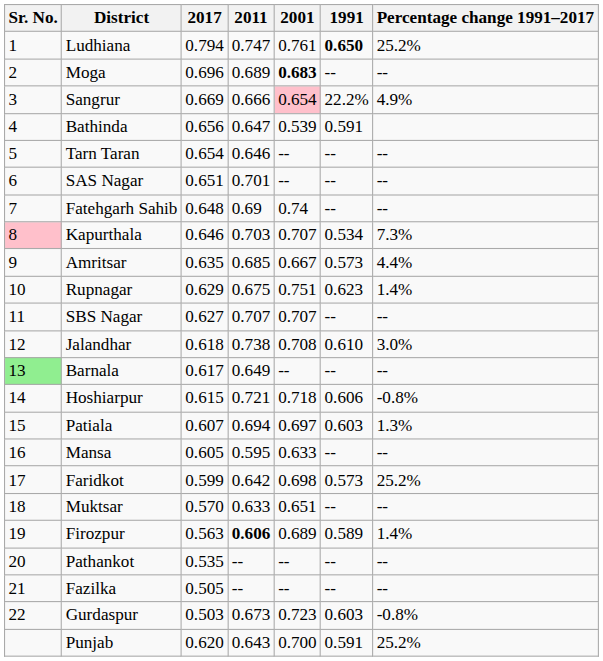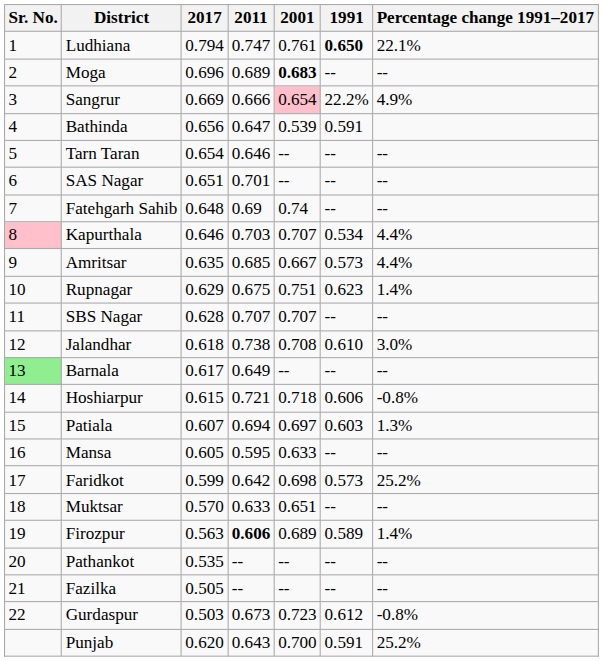(399, 45) 25.2% -> (399, 45) 22.1%
(394, 235) 7.3% -> (394, 235) 4.4%
(205, 316) 0.627 -> (205, 316) 0.628
(344, 615) 0.603 -> (344, 615) 0.612
